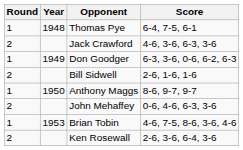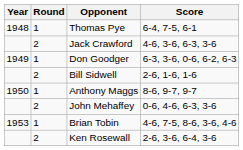columns swapped: (54, 12) <-> (22, 12)
